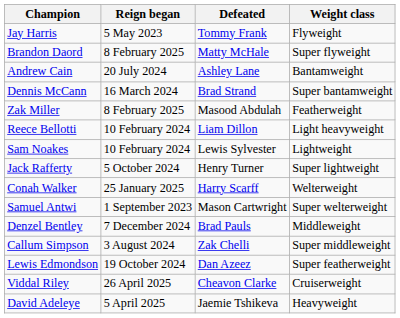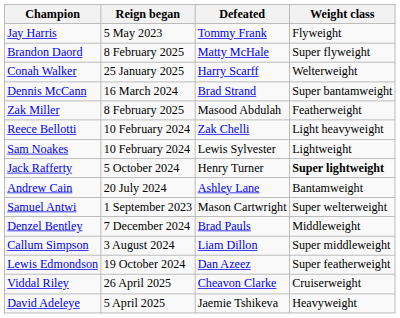rows swapped: (40, 71) <-> (42, 187)
(228, 129) Liam Dillon -> (224, 129) Zak Chelli
(336, 168) normal -> (338, 168) bold
(224, 245) Zak Chelli -> (228, 245) Liam Dillon
